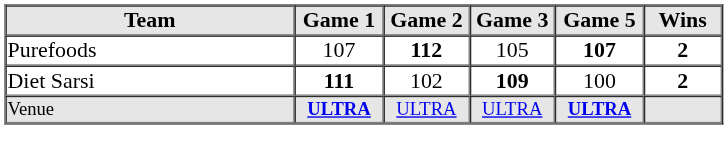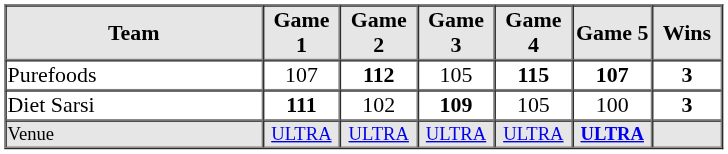+ column: (533, 32)
(683, 50) 2 -> (687, 75) 3
(683, 80) 2 -> (687, 105) 3
(339, 109) bold -> (301, 133) normal
